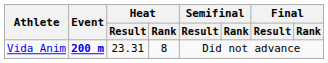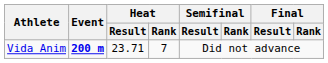(128, 49) 23.31 -> (128, 49) 23.71
(164, 49) 8 -> (164, 49) 7
